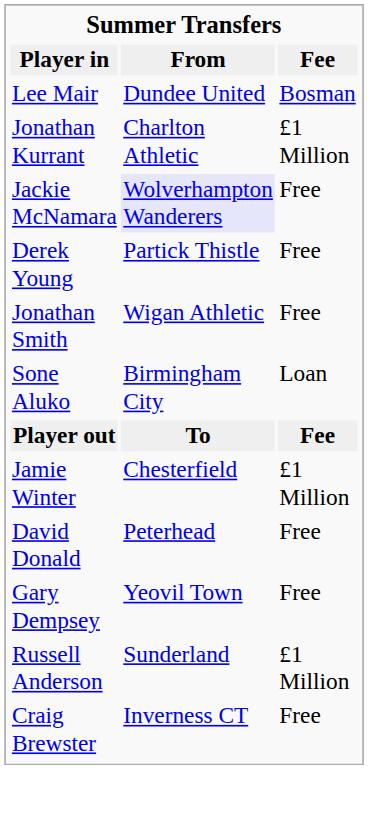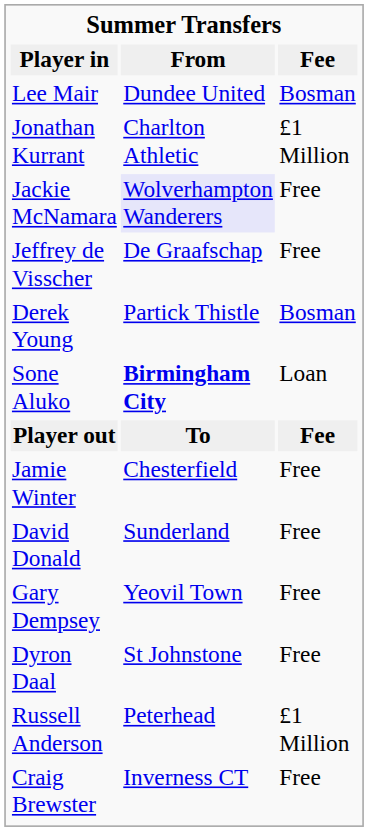+ row: (58, 264)
(300, 250) Free -> (318, 312) Bosman
- row: (53, 326)
(182, 387) normal -> (187, 387) bold
(314, 483) £1 Million -> (300, 469) Free
(169, 530) Peterhead -> (176, 530) Sunderland
+ row: (42, 667)
(176, 654) Sunderland -> (169, 715) Peterhead
